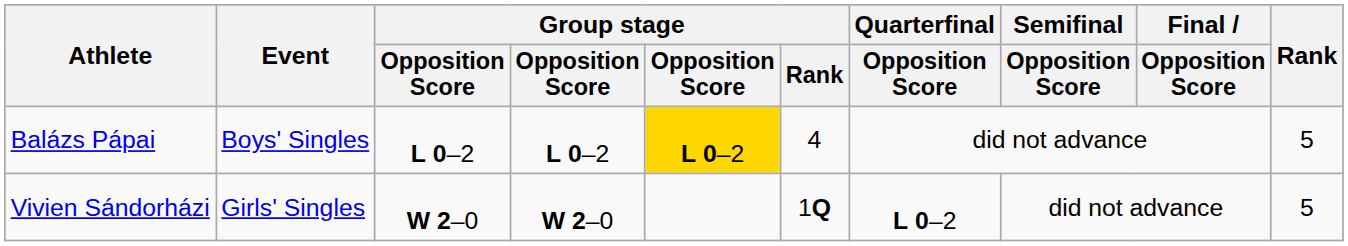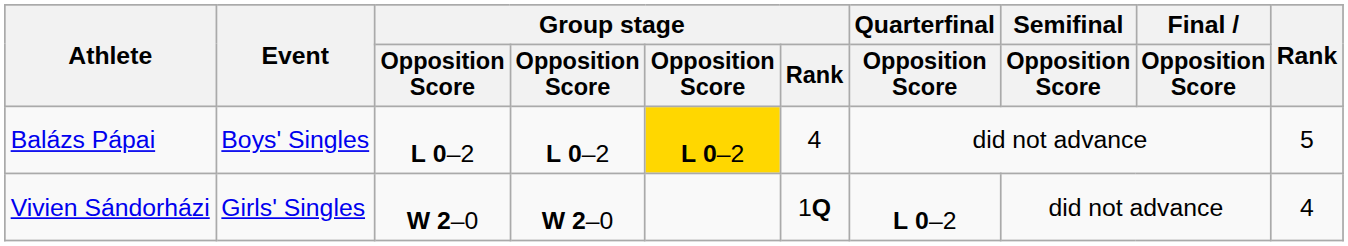(1307, 207) 5 -> (1307, 207) 4
